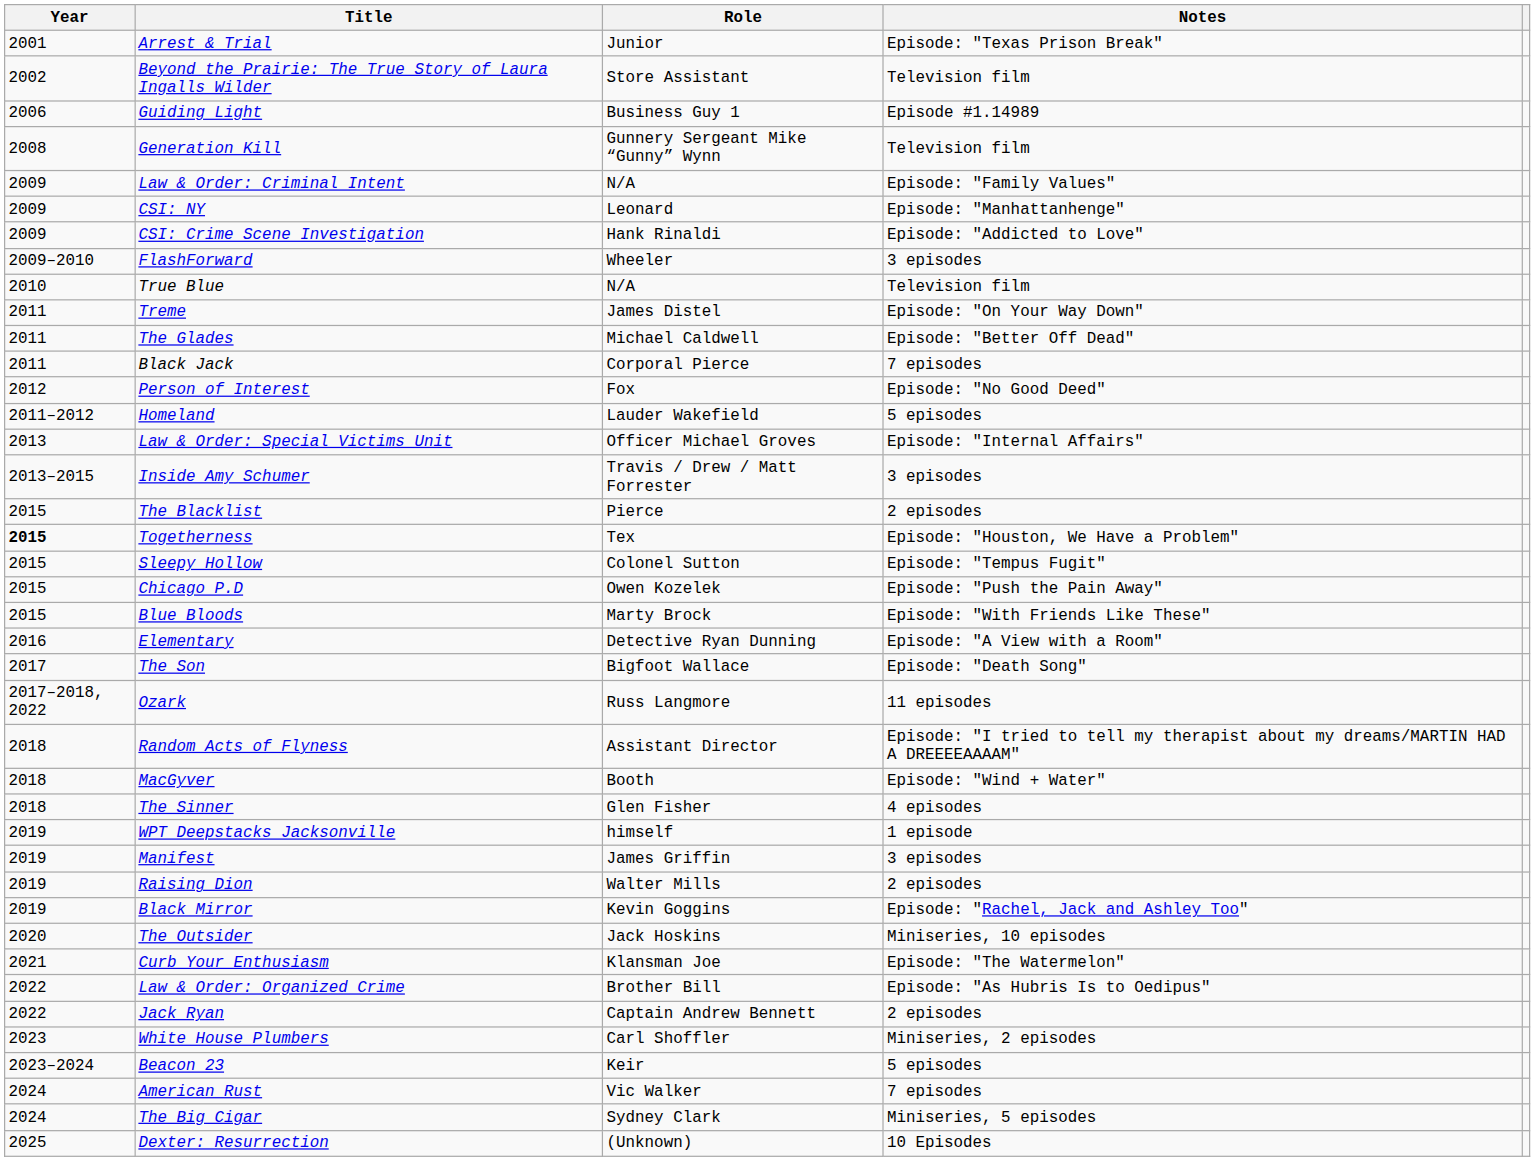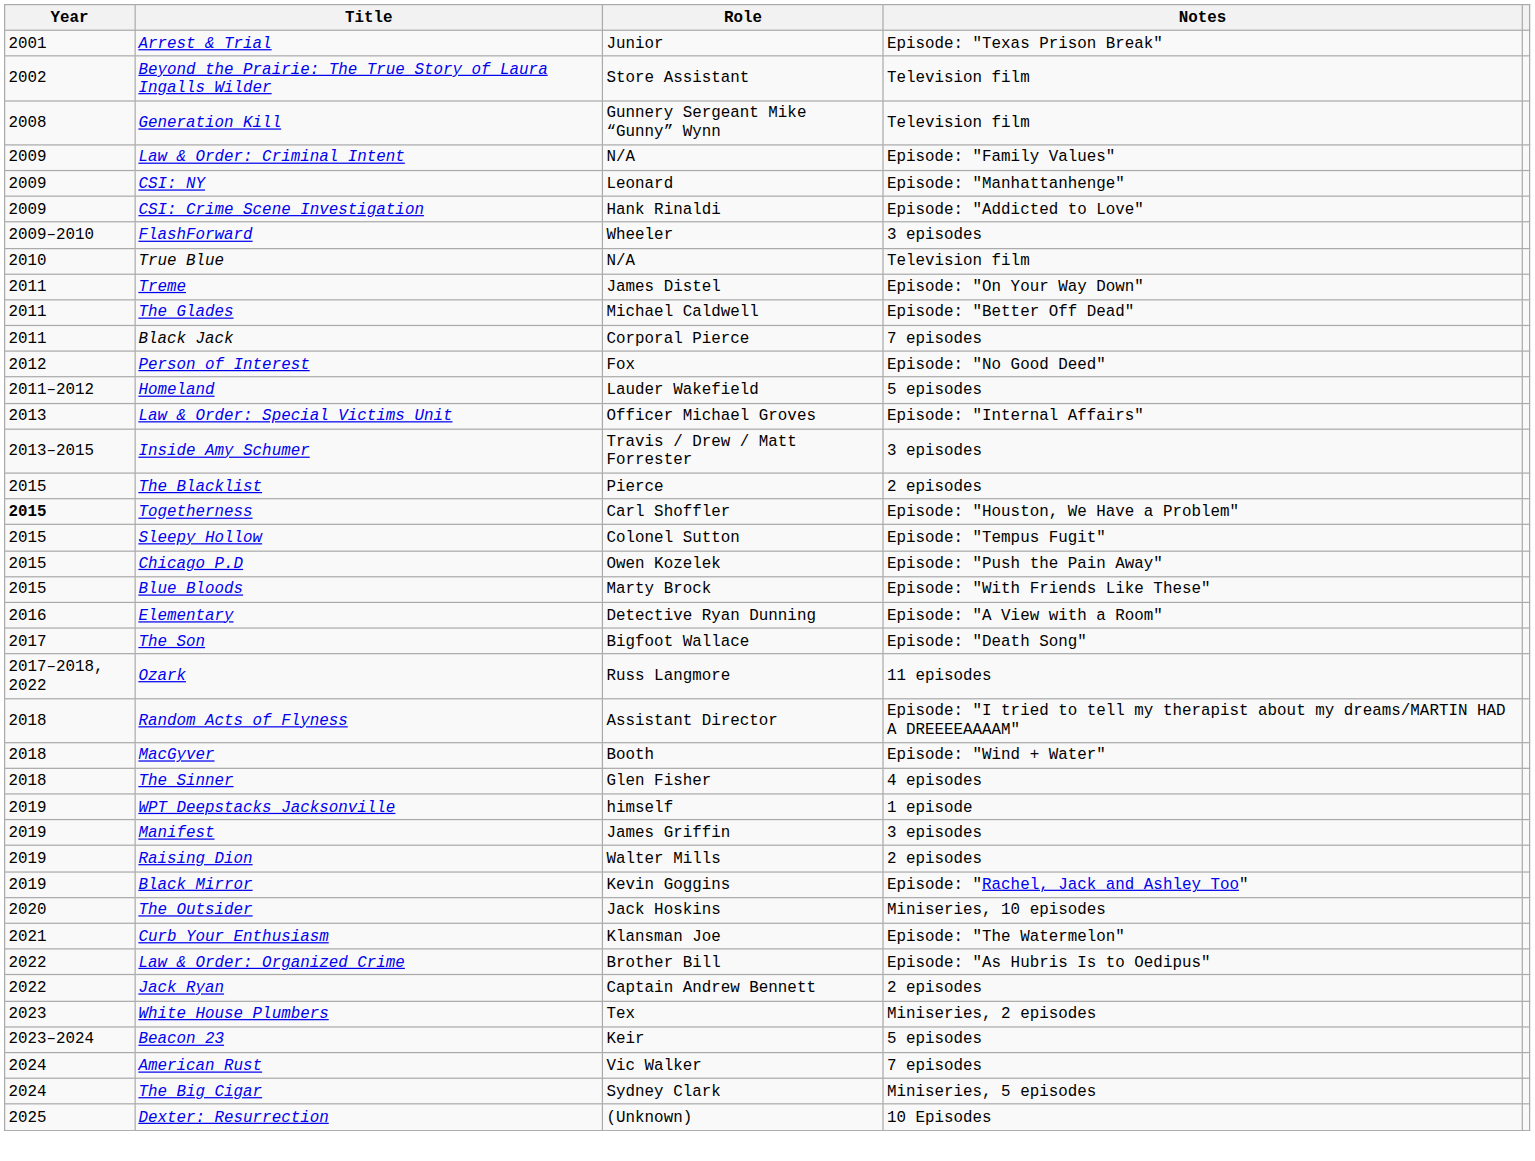- row: (200, 113)
(621, 538) Tex -> (668, 512) Carl Shoffler
(668, 1040) Carl Shoffler -> (621, 1014) Tex
